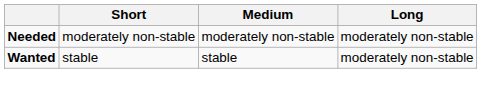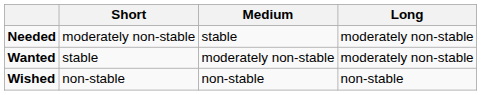(268, 36) moderately non-stable -> (219, 36) stable
(219, 57) stable -> (268, 57) moderately non-stable
+ row: (31, 79)
